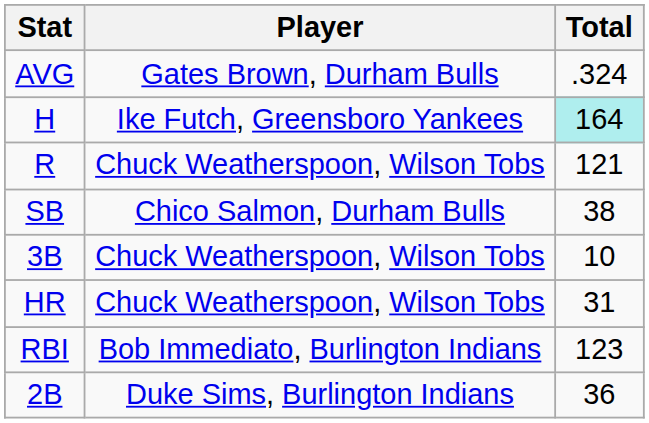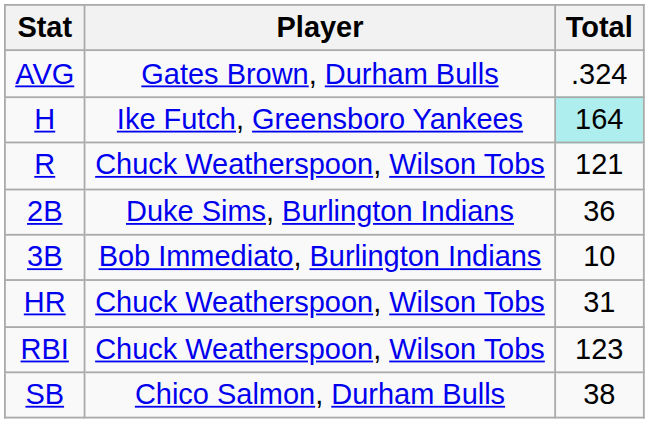rows swapped: (45, 394) <-> (45, 211)
(320, 257) Chuck Weatherspoon, Wilson Tobs -> (320, 257) Bob Immediato, Burlington Indians
(320, 348) Bob Immediato, Burlington Indians -> (320, 348) Chuck Weatherspoon, Wilson Tobs
